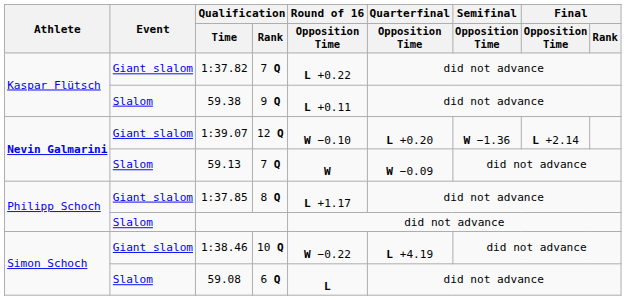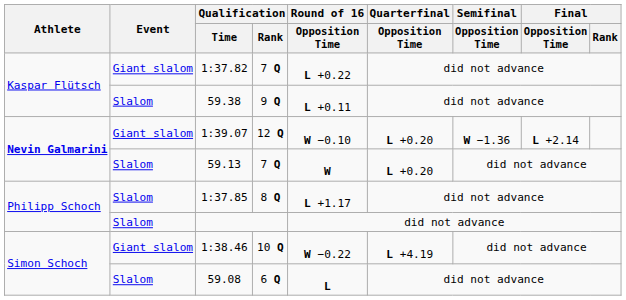(410, 171) W −0.09 -> (410, 171) L +0.20
(153, 197) Giant slalom -> (133, 197) Slalom
